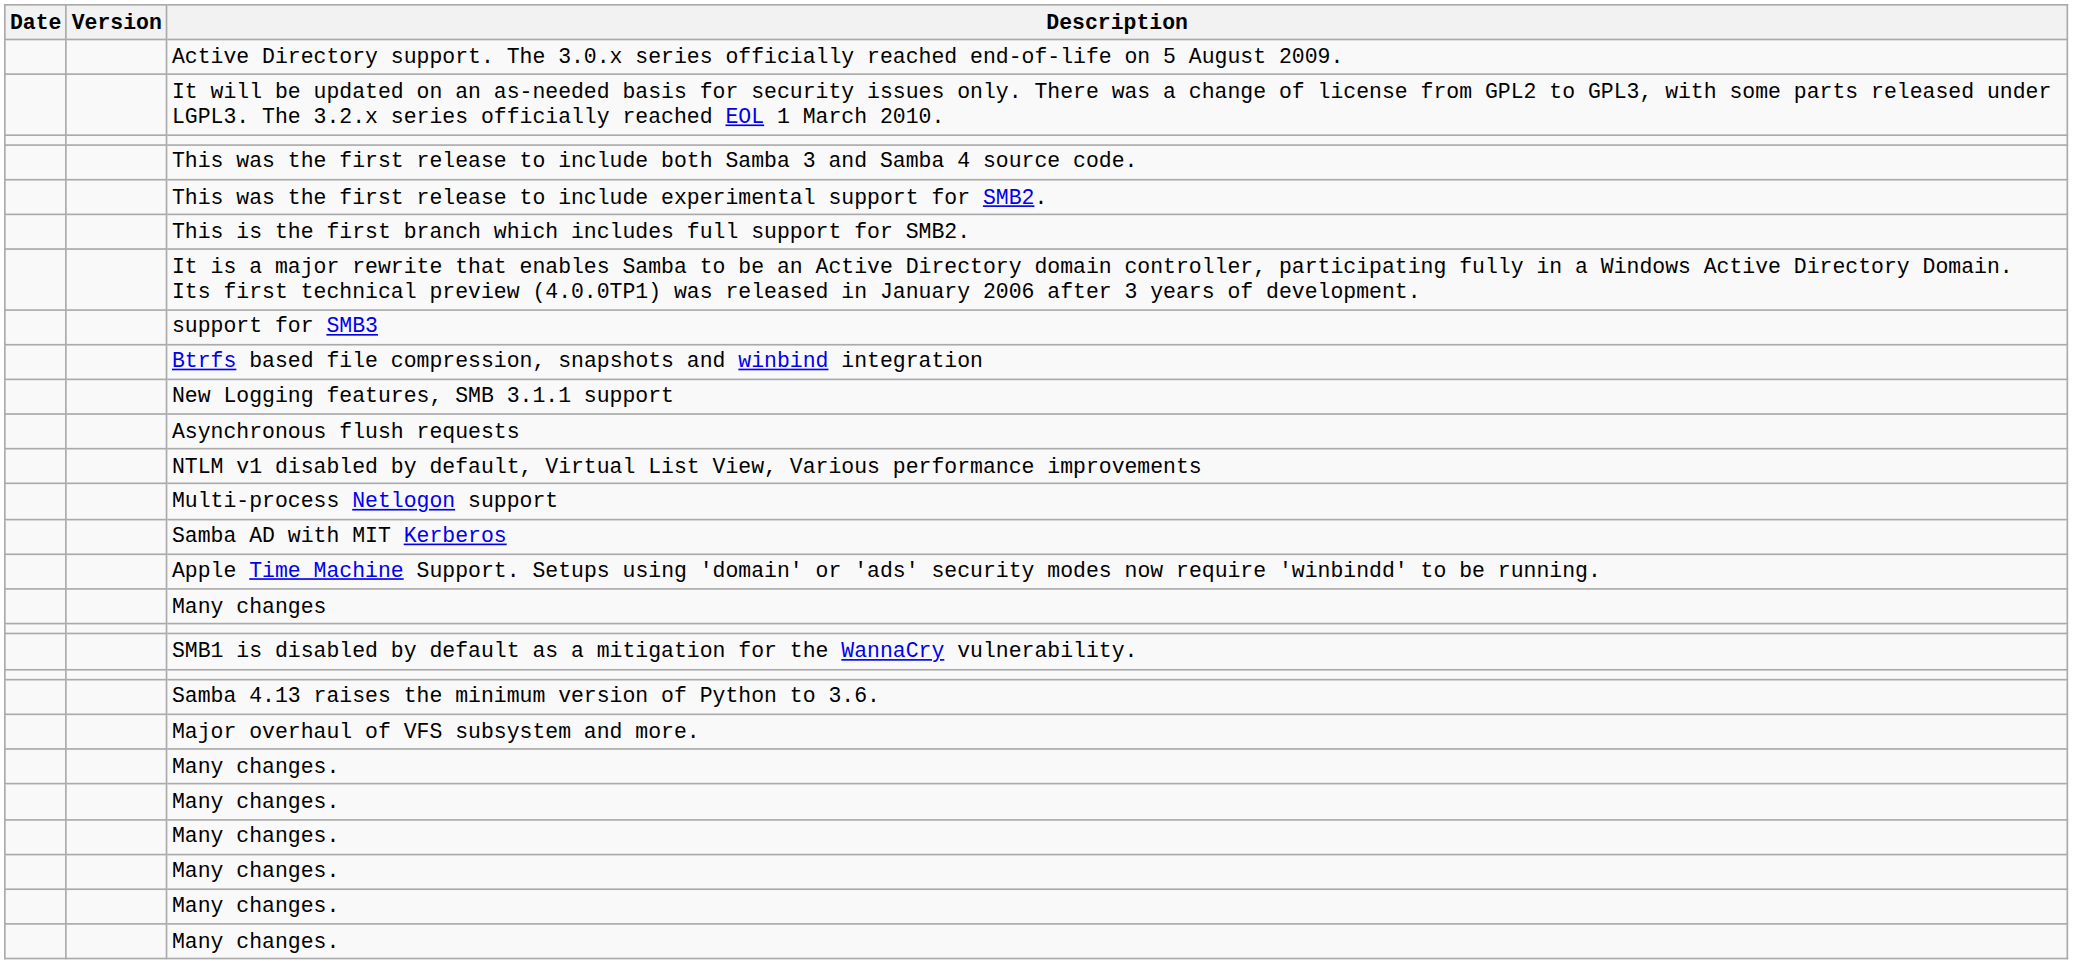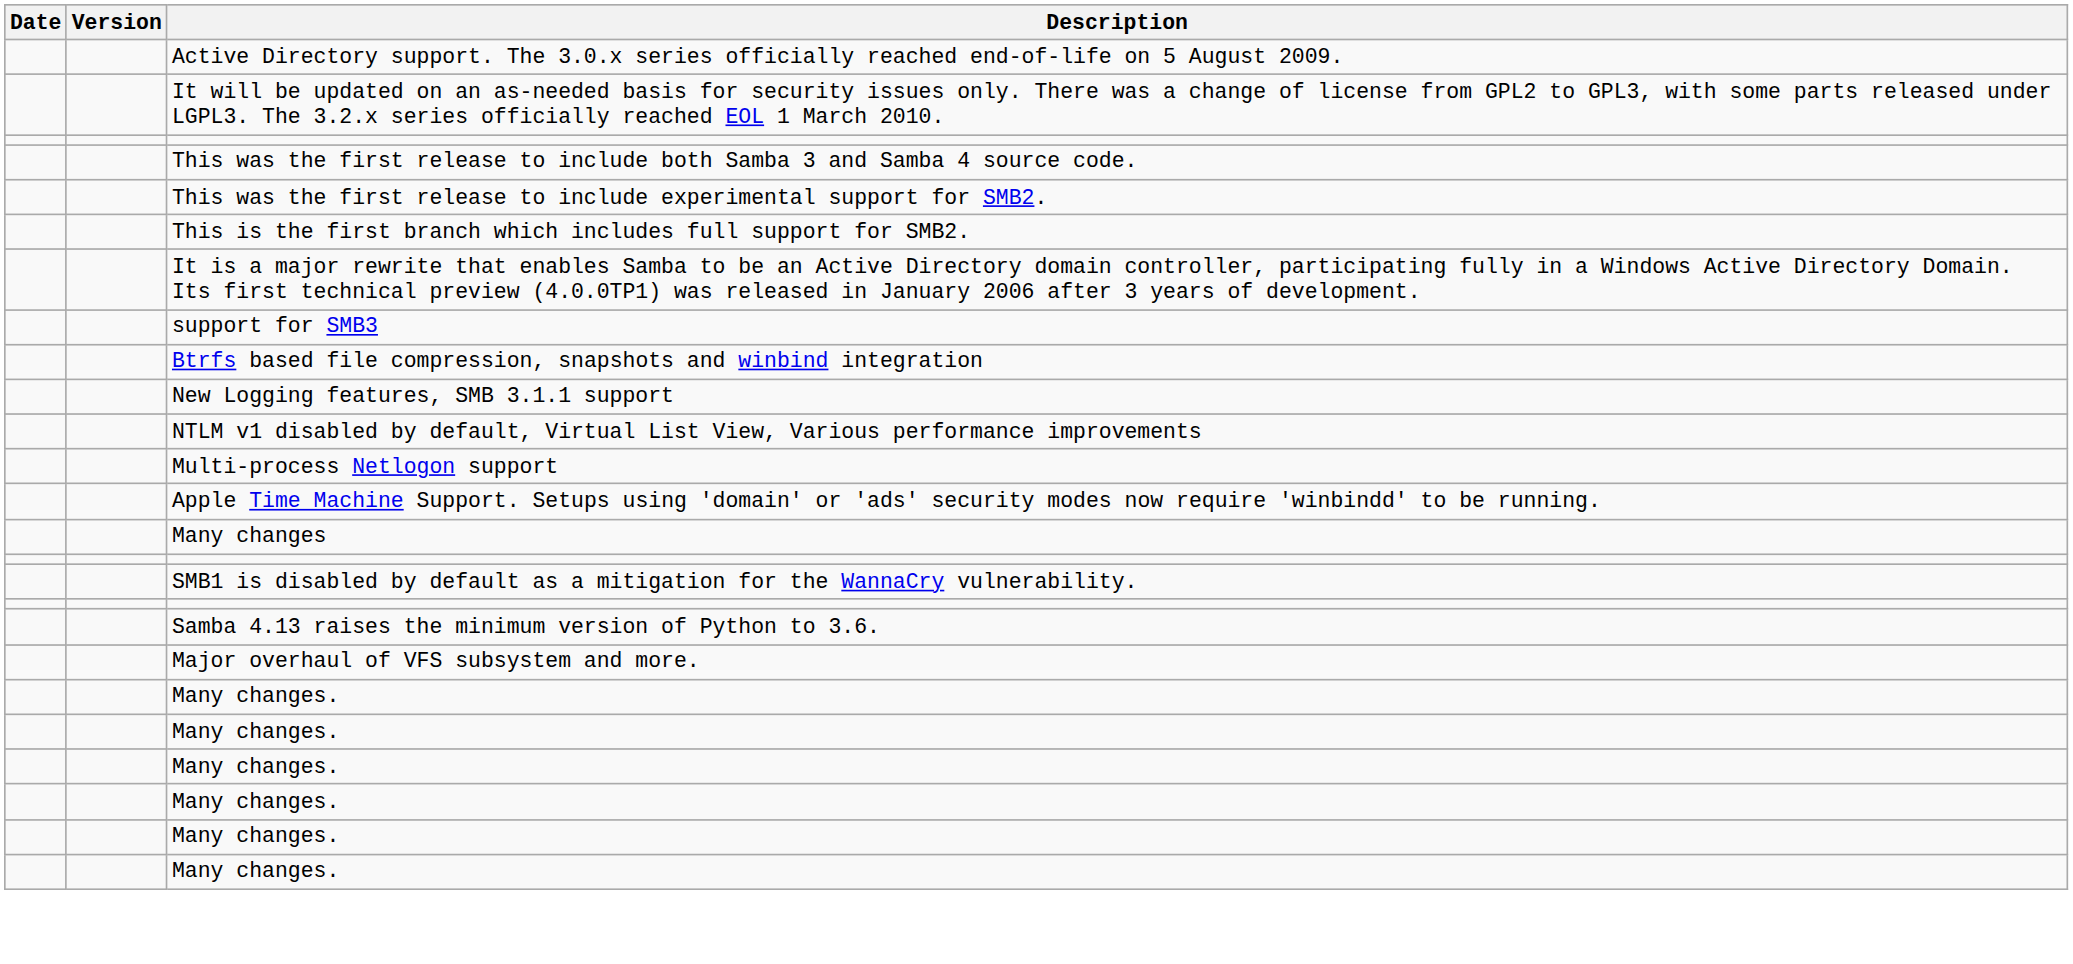- row: (36, 432)
- row: (36, 536)
